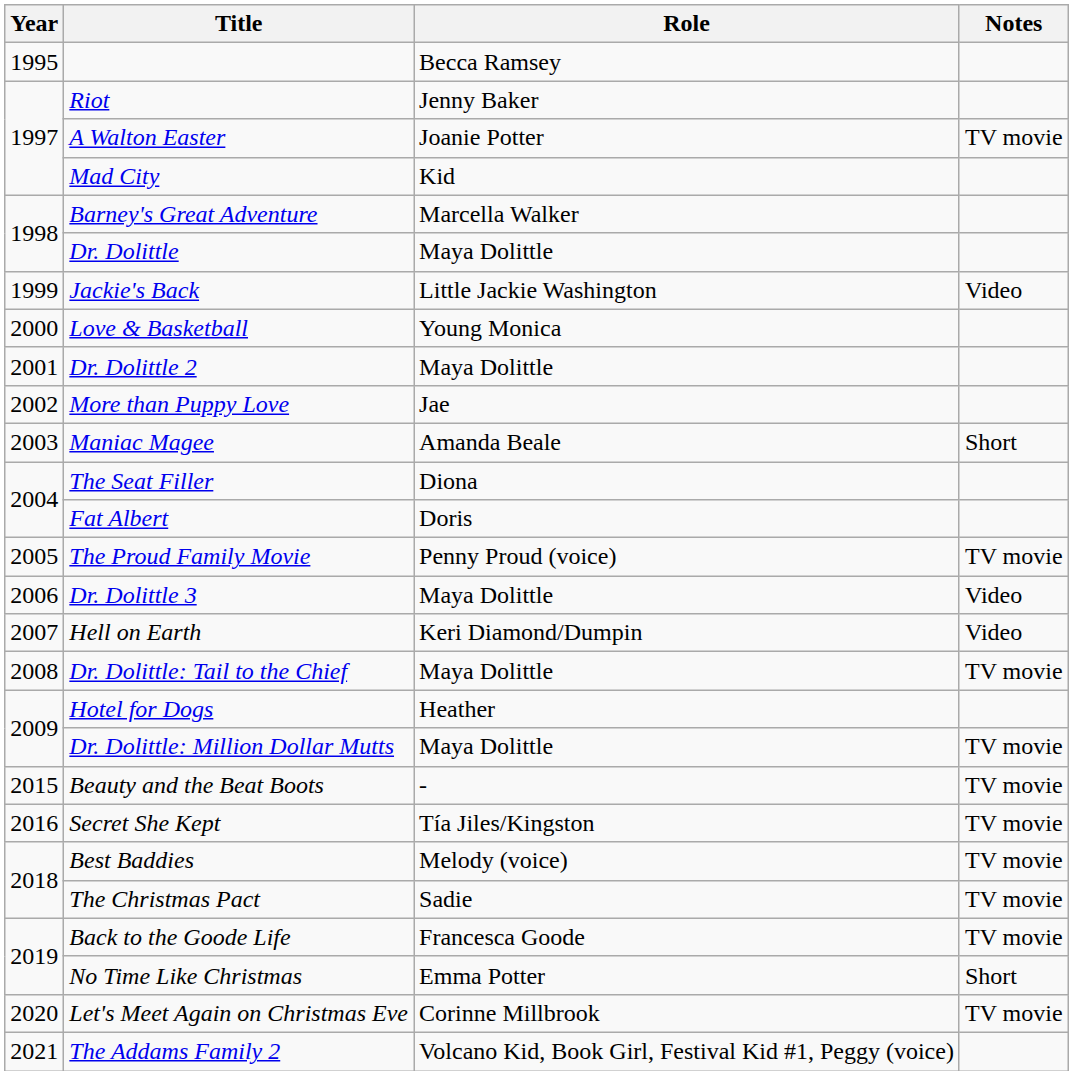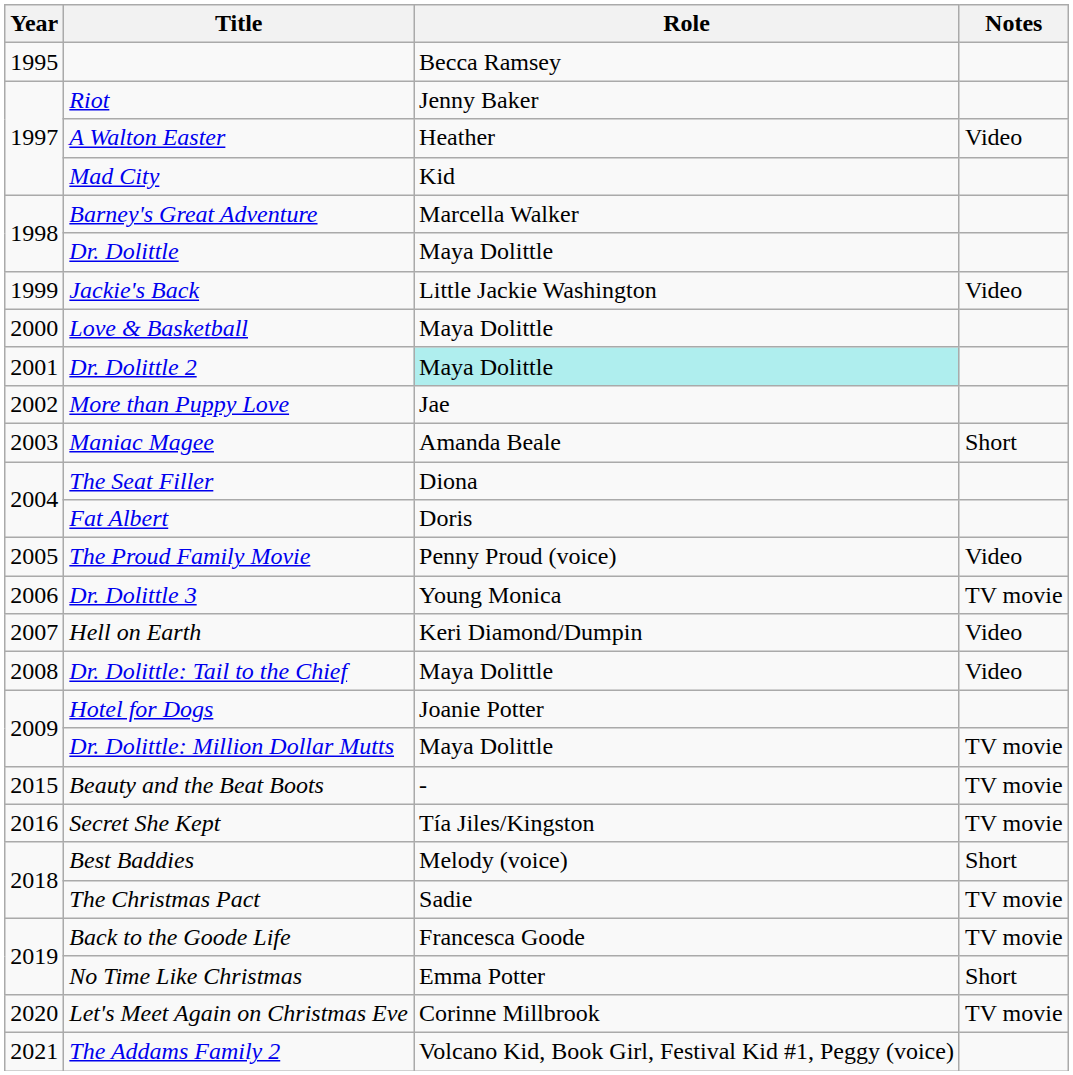(481, 137) Joanie Potter -> (457, 137) Heather
(1014, 137) TV movie -> (994, 137) Video
(490, 328) Young Monica -> (486, 328) Maya Dolittle
(486, 366) no background -> (486, 366) paleturquoise background
(1014, 556) TV movie -> (994, 556) Video
(486, 594) Maya Dolittle -> (490, 594) Young Monica
(994, 594) Video -> (1014, 594) TV movie
(1014, 670) TV movie -> (994, 670) Video
(457, 708) Heather -> (481, 708) Joanie Potter
(1014, 860) TV movie -> (991, 860) Short
